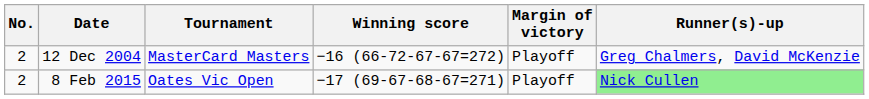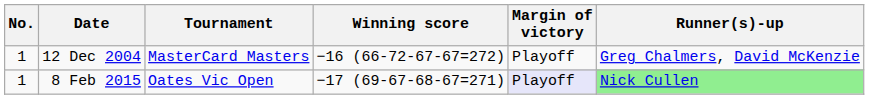(22, 58) 2 -> (22, 58) 1
(22, 82) 2 -> (22, 82) 1
(543, 82) no background -> (543, 82) lavender background
